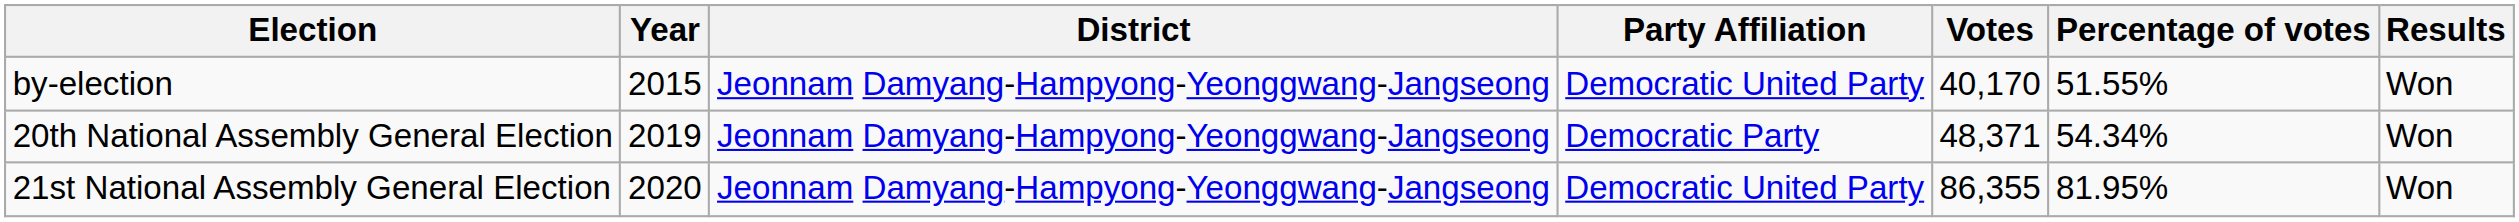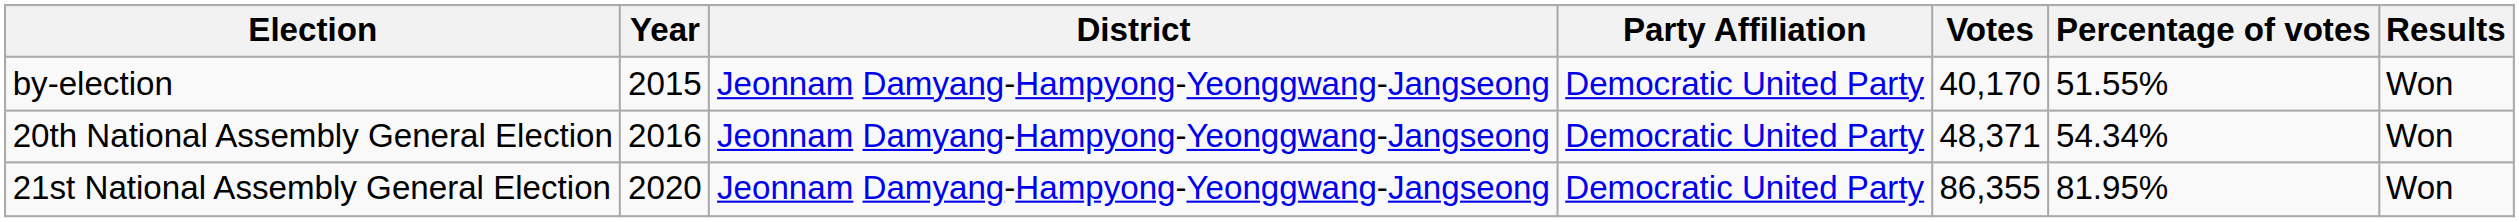(665, 135) 2019 -> (665, 135) 2016
(1692, 135) Democratic Party -> (1745, 135) Democratic United Party
